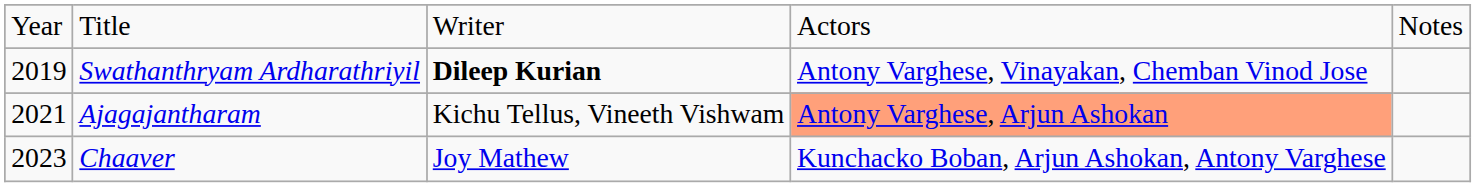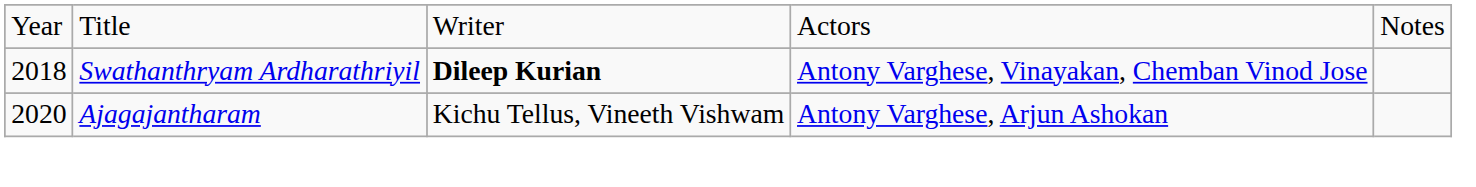(39, 70) 2019 -> (39, 70) 2018
(39, 114) 2021 -> (39, 114) 2020
(983, 114) lightsalmon background -> (983, 114) no background
- row: (127, 158)
